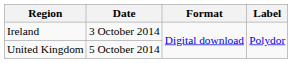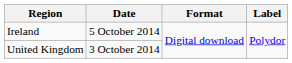(124, 31) 3 October 2014 -> (124, 31) 5 October 2014
(124, 49) 5 October 2014 -> (124, 49) 3 October 2014
